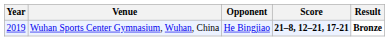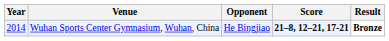(16, 28) 2019 -> (16, 28) 2014
